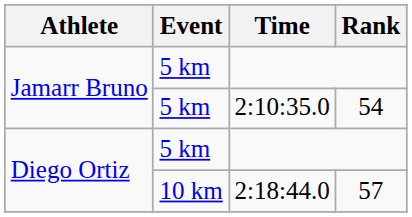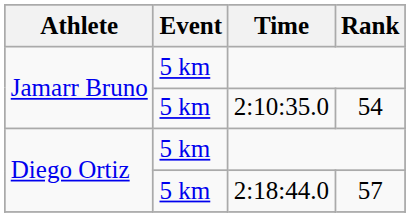(191, 190) 10 km -> (185, 190) 5 km
